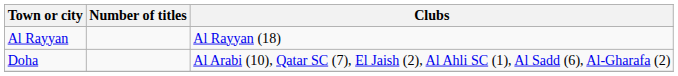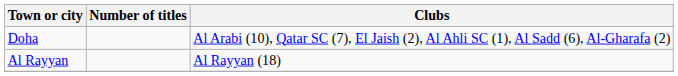rows swapped: (23, 60) <-> (38, 37)
